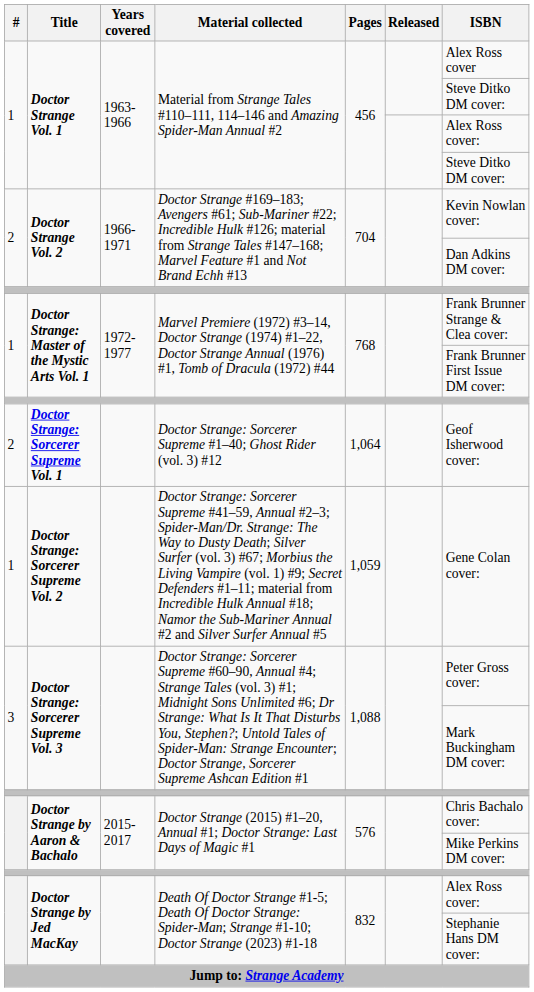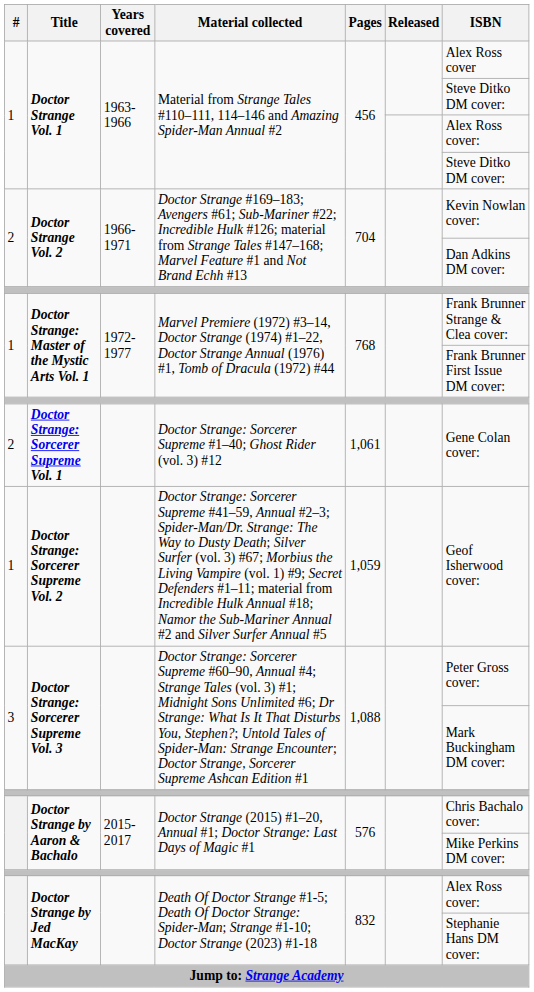(365, 445) 1,064 -> (365, 445) 1,061
(474, 445) Geof Isherwood cover: -> (478, 445) Gene Colan cover:
(478, 566) Gene Colan cover: -> (474, 566) Geof Isherwood cover:
